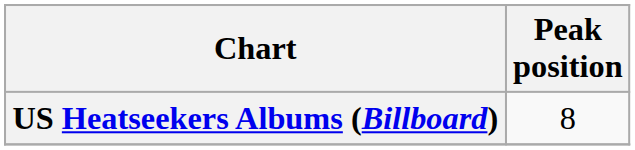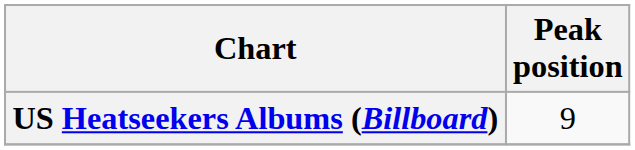(568, 117) 8 -> (568, 117) 9
